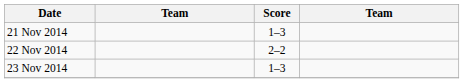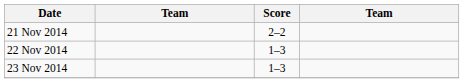(277, 31) 1–3 -> (277, 31) 2–2
(277, 50) 2–2 -> (277, 50) 1–3
